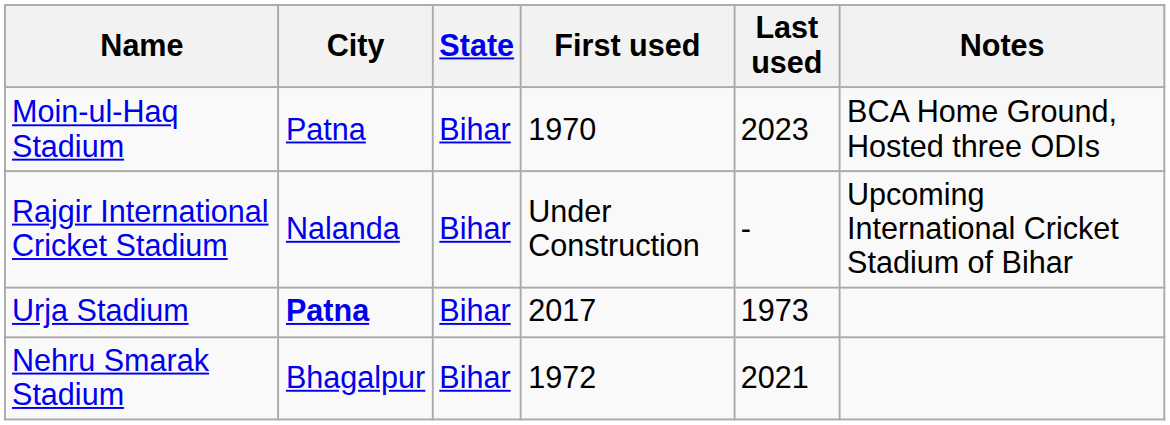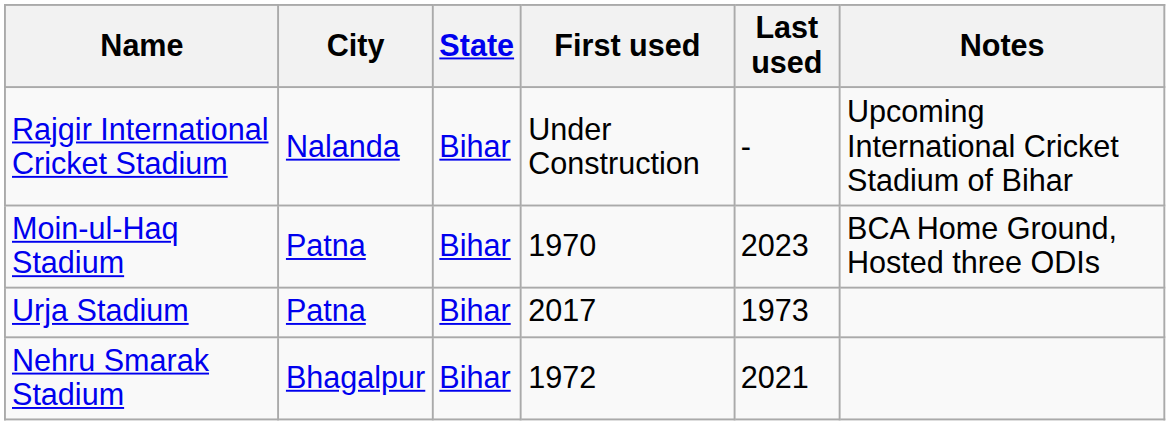rows swapped: (95, 128) <-> (140, 228)
(328, 311) bold -> (326, 311) normal
